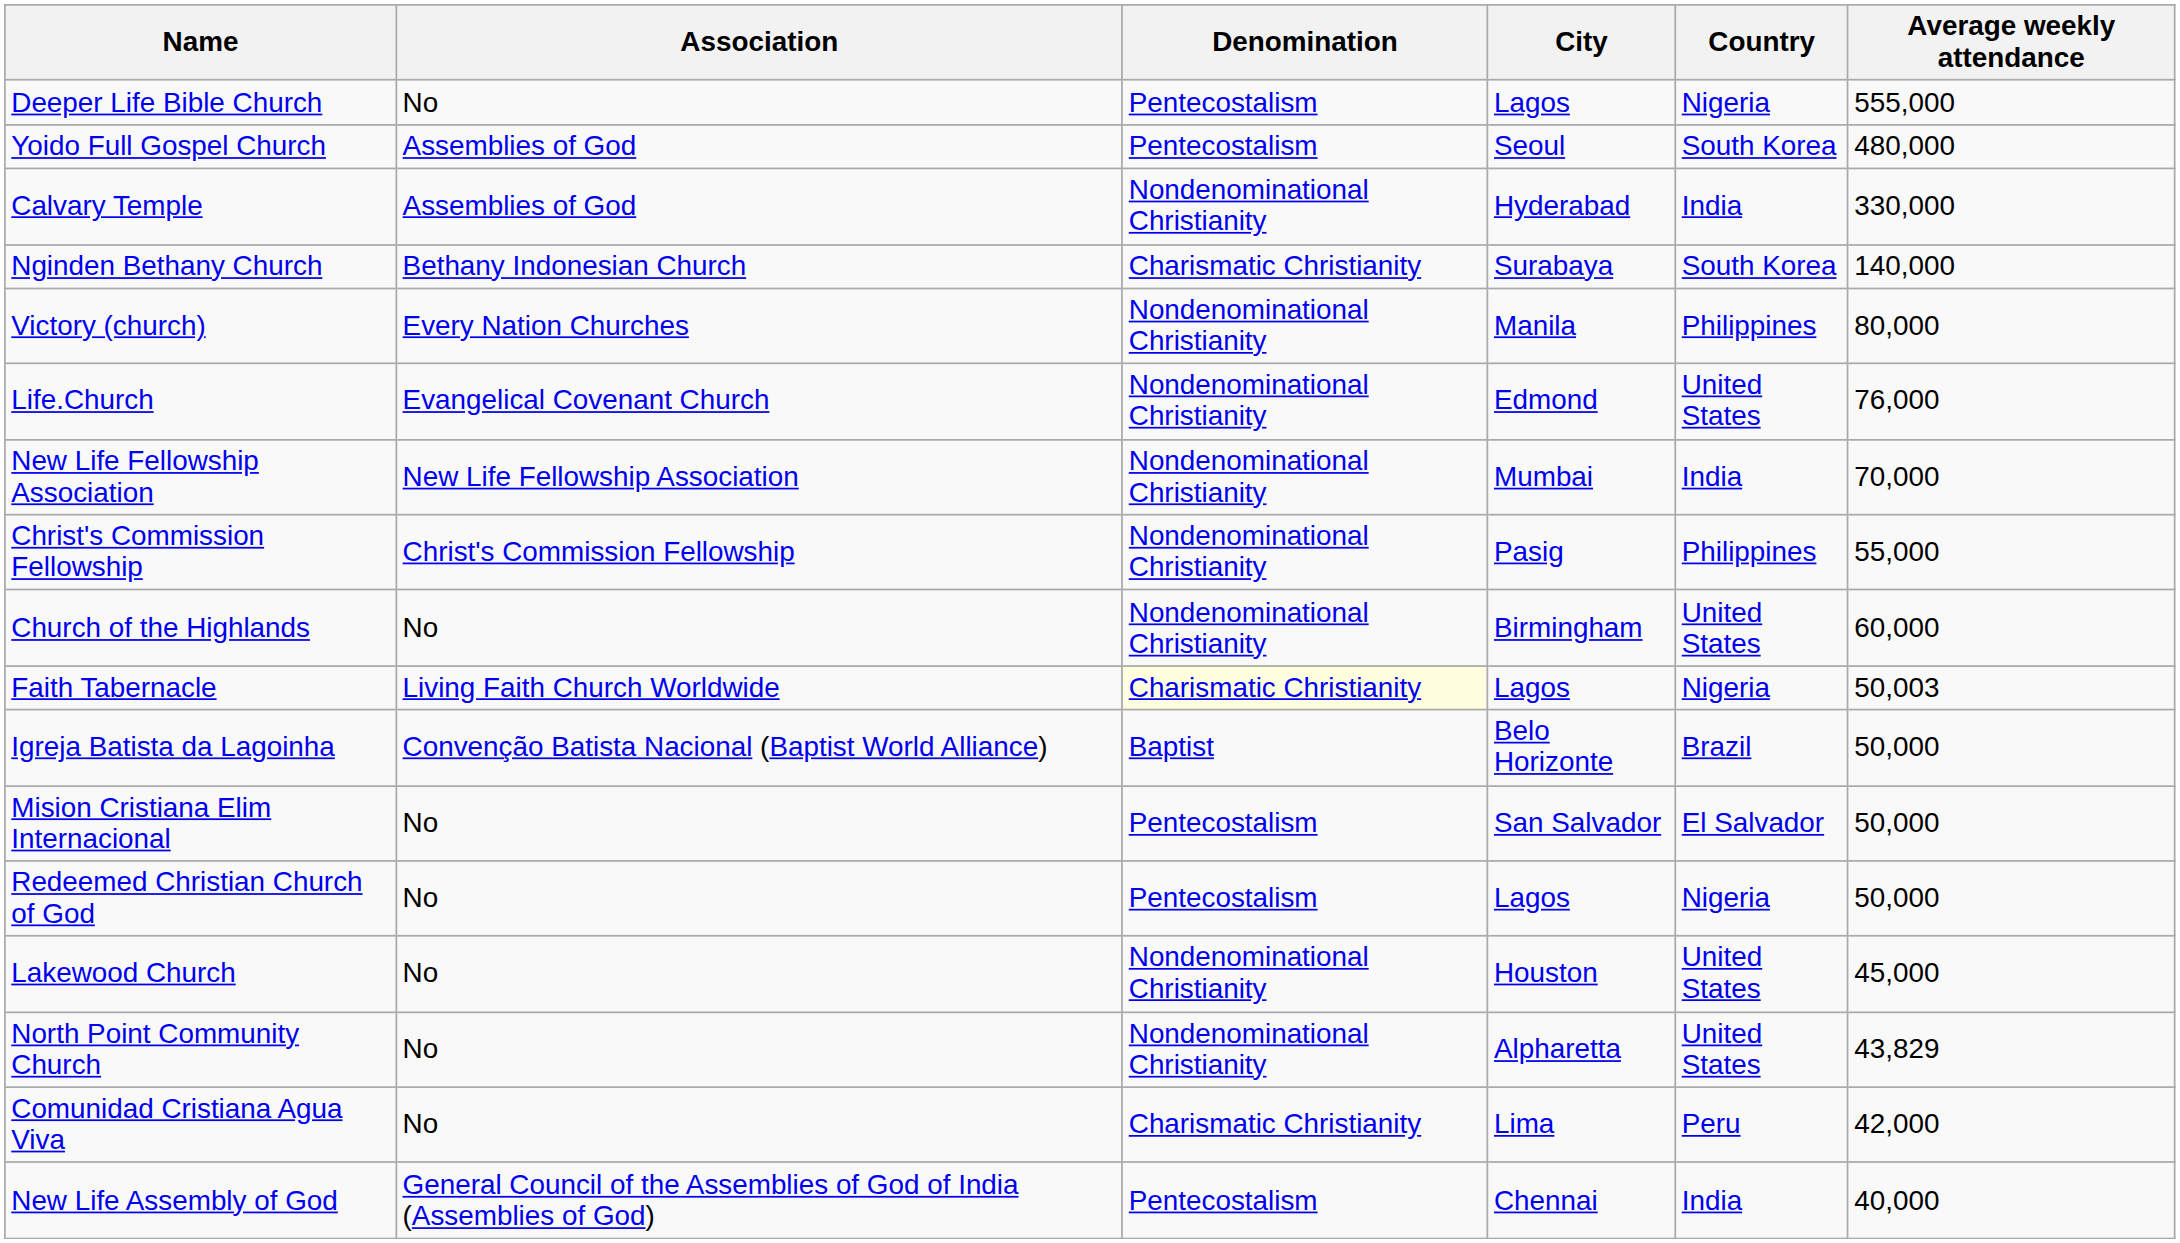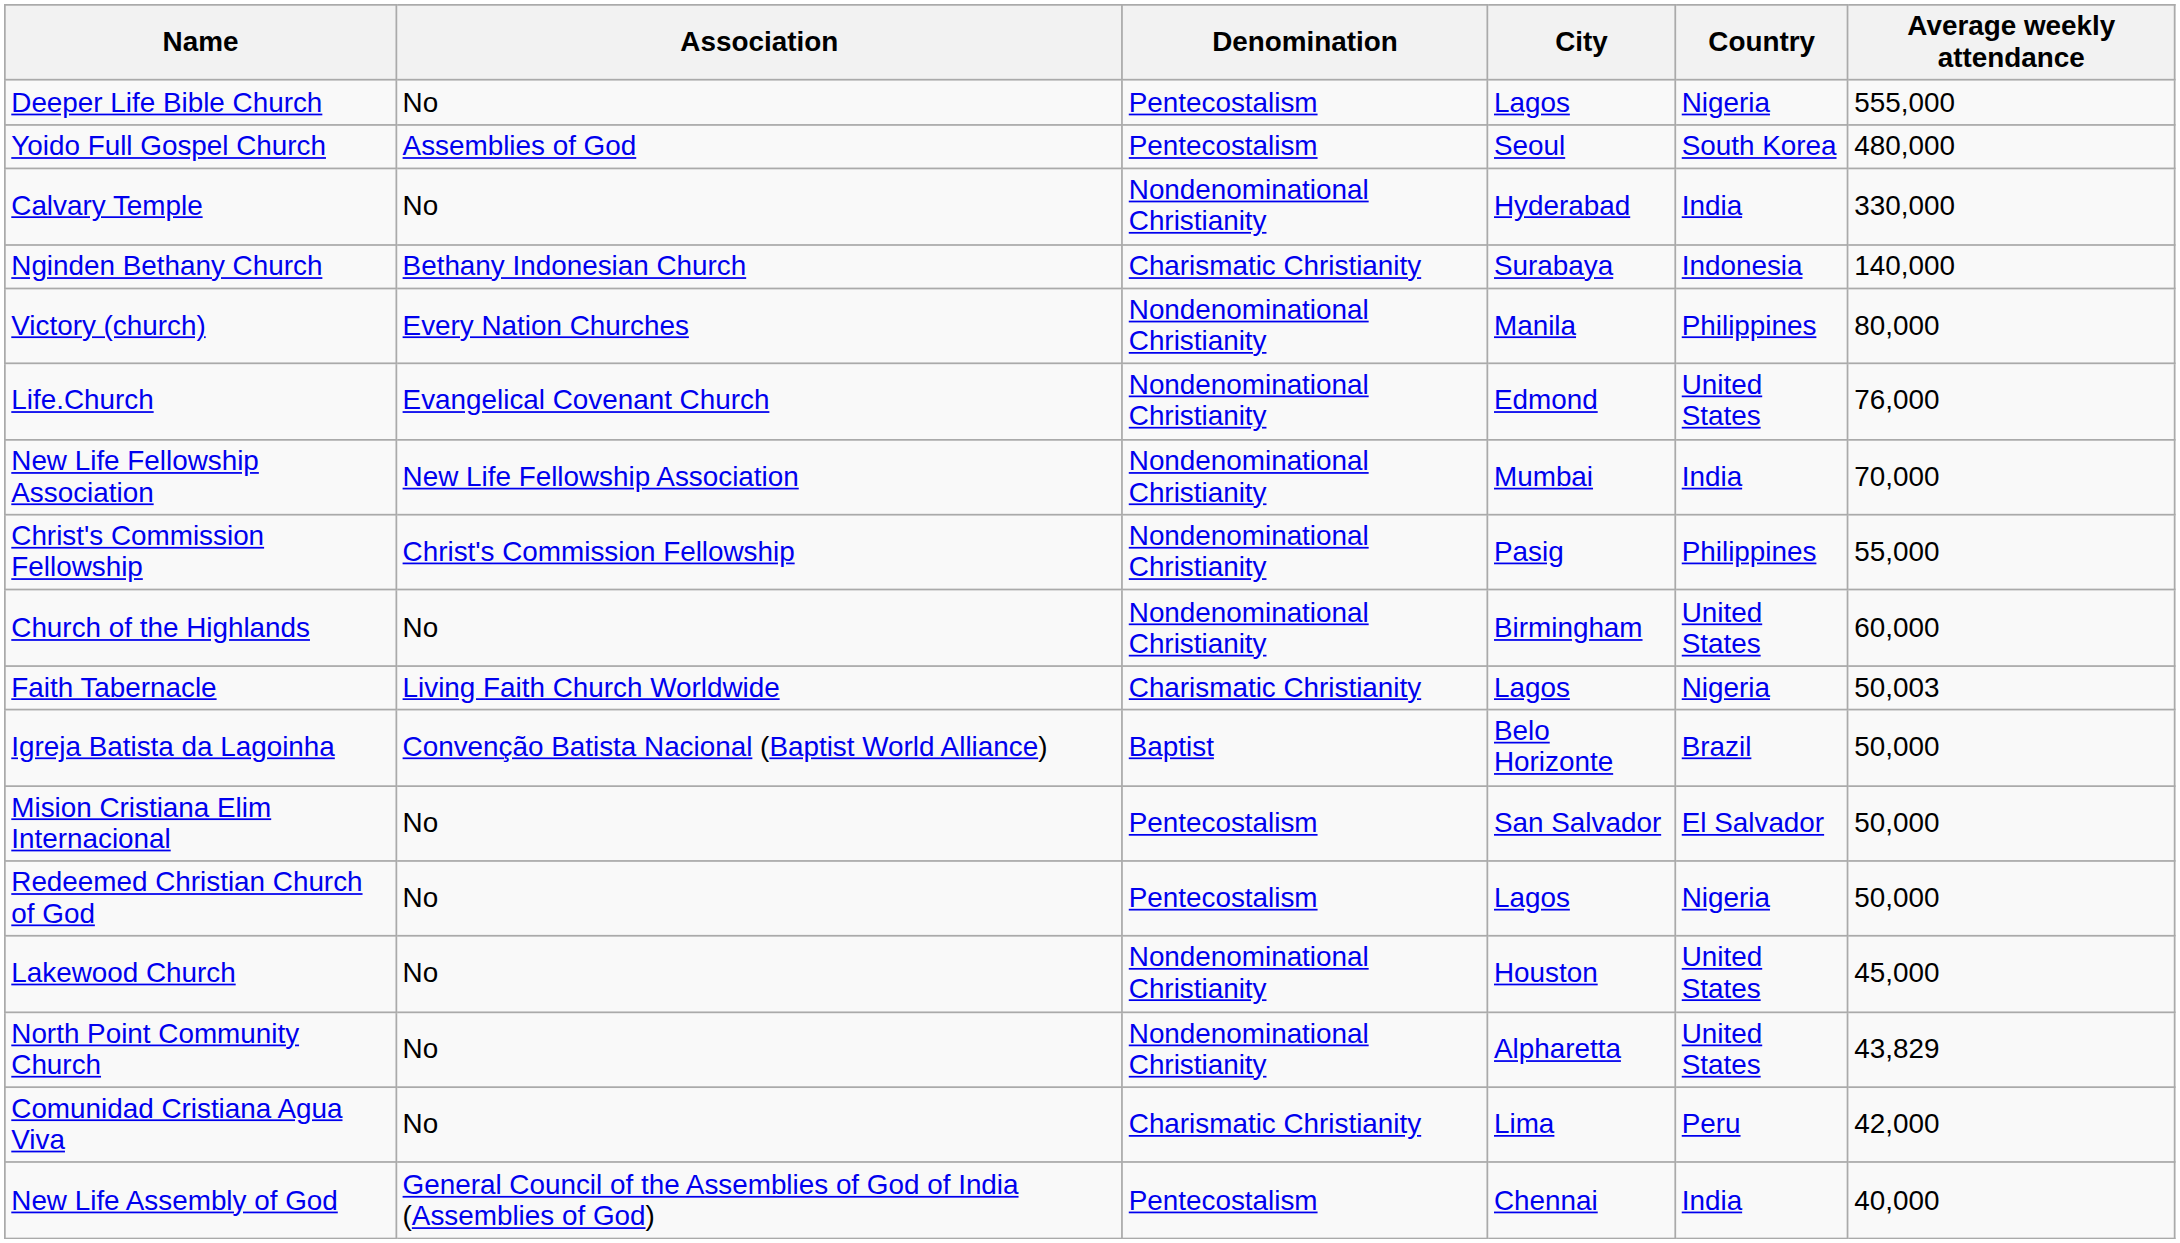(519, 206) Assemblies of God -> (420, 206) No
(1759, 265) South Korea -> (1742, 265) Indonesia
(1275, 687) lightyellow background -> (1275, 687) no background
